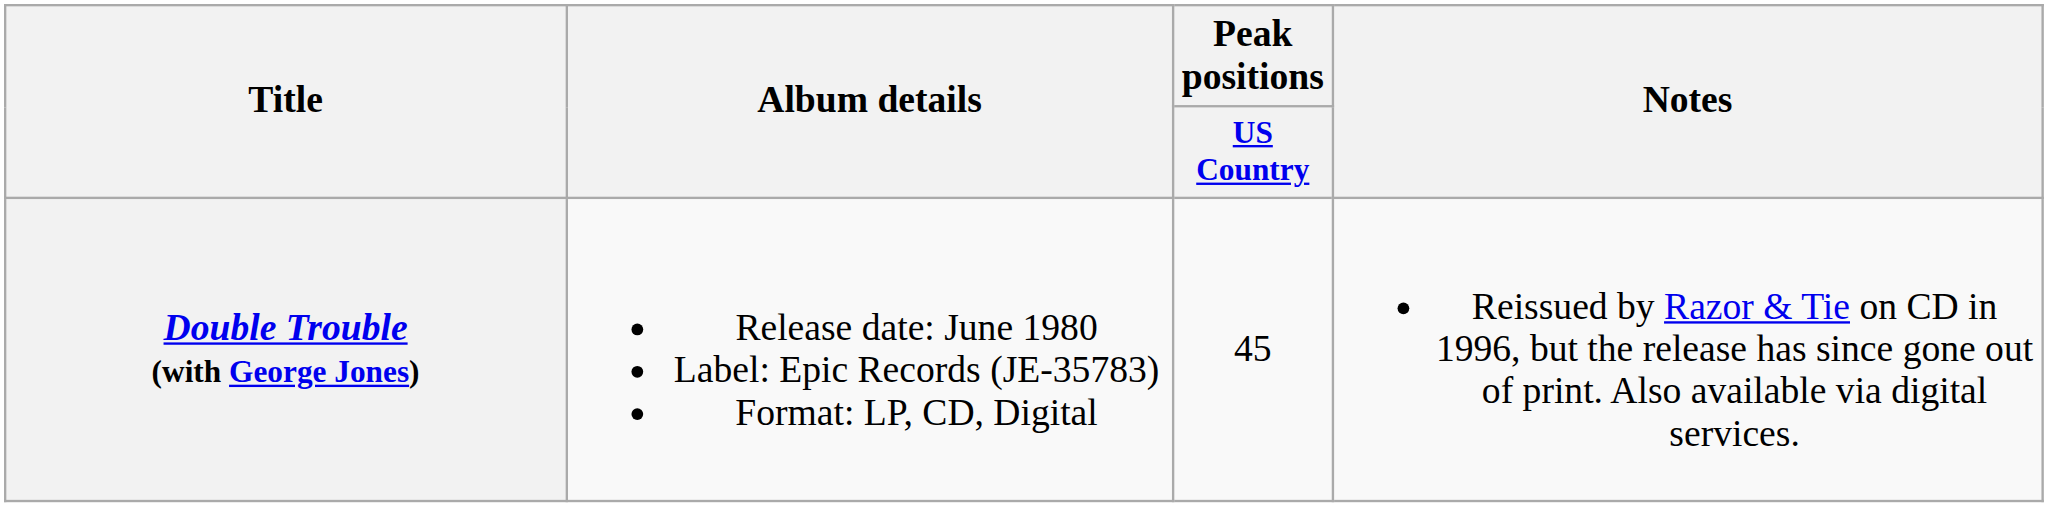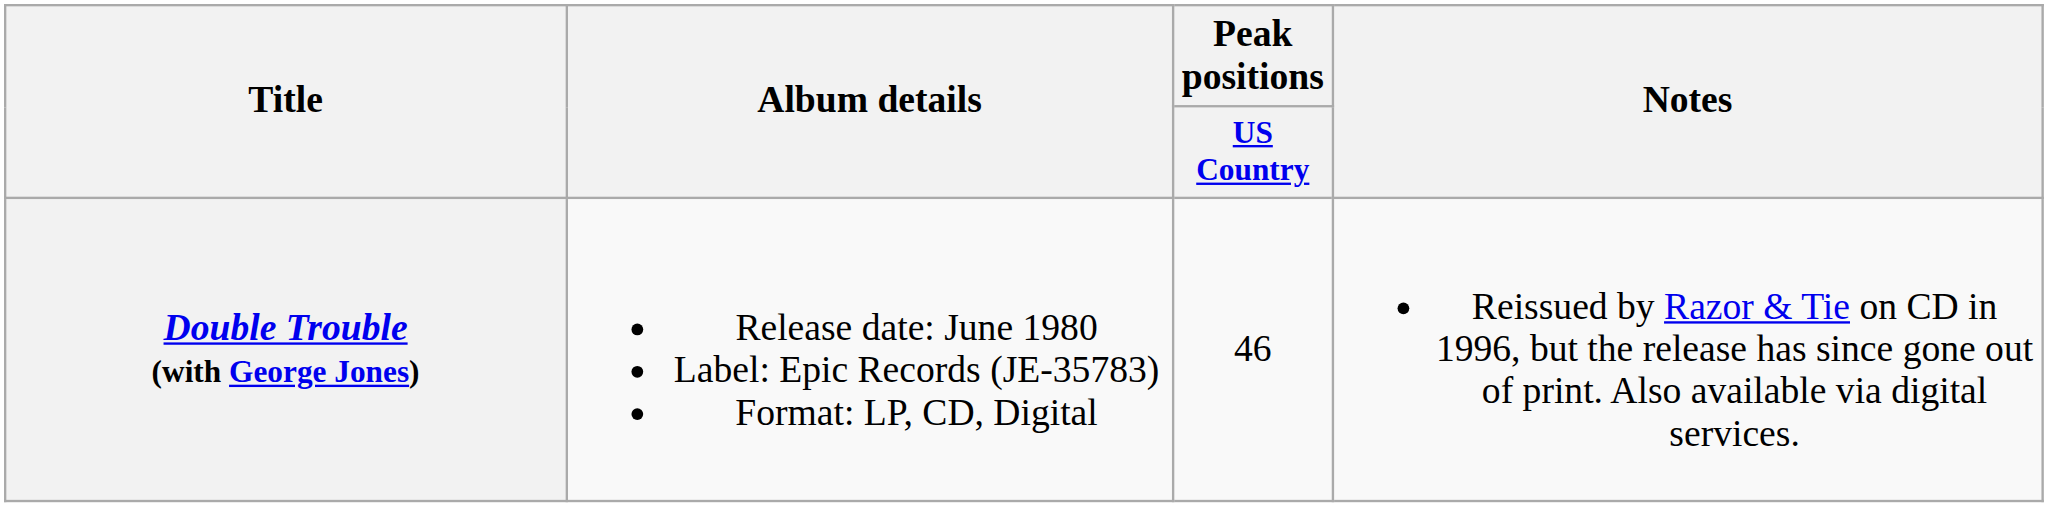(1253, 348) 45 -> (1253, 348) 46
